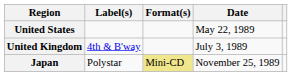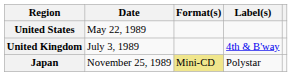columns swapped: (238, 12) <-> (114, 12)
